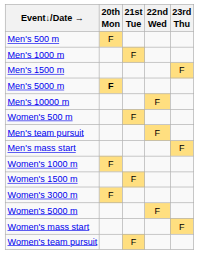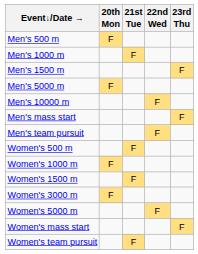(111, 86) bold -> (111, 86) normal
rows swapped: (42, 148) <-> (40, 117)
